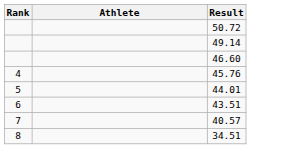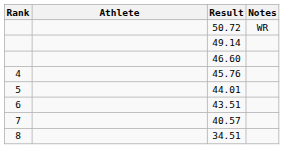+ column: (262, 12)
